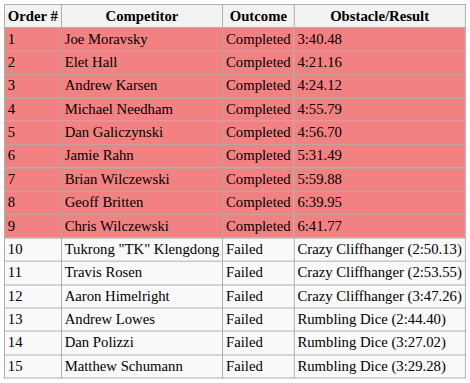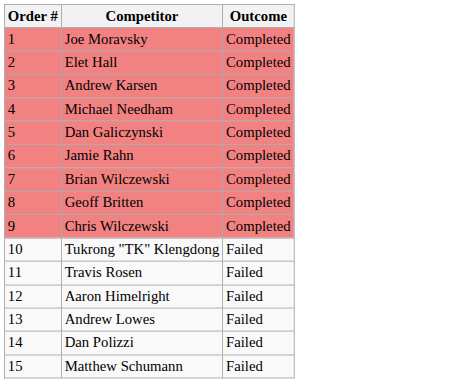- column: (380, 16)
